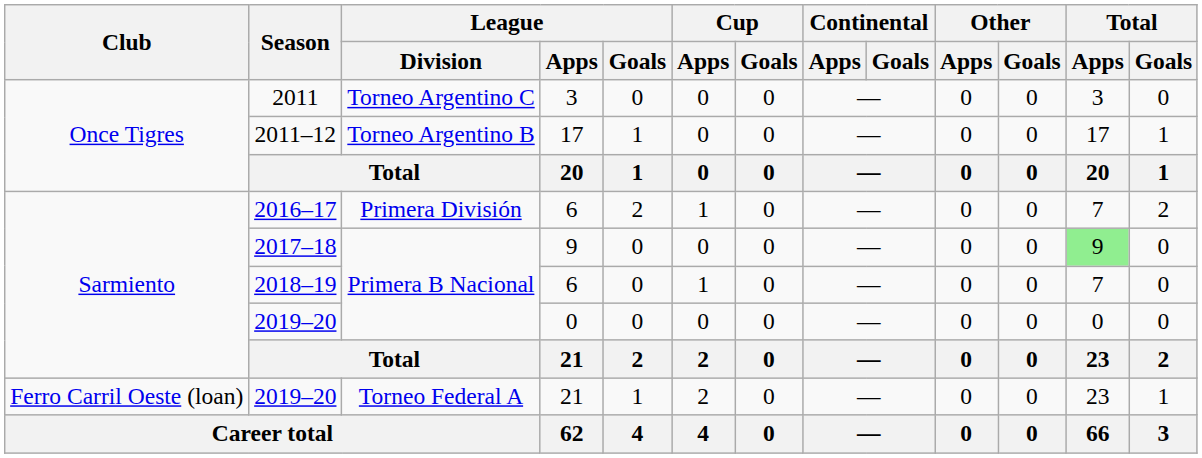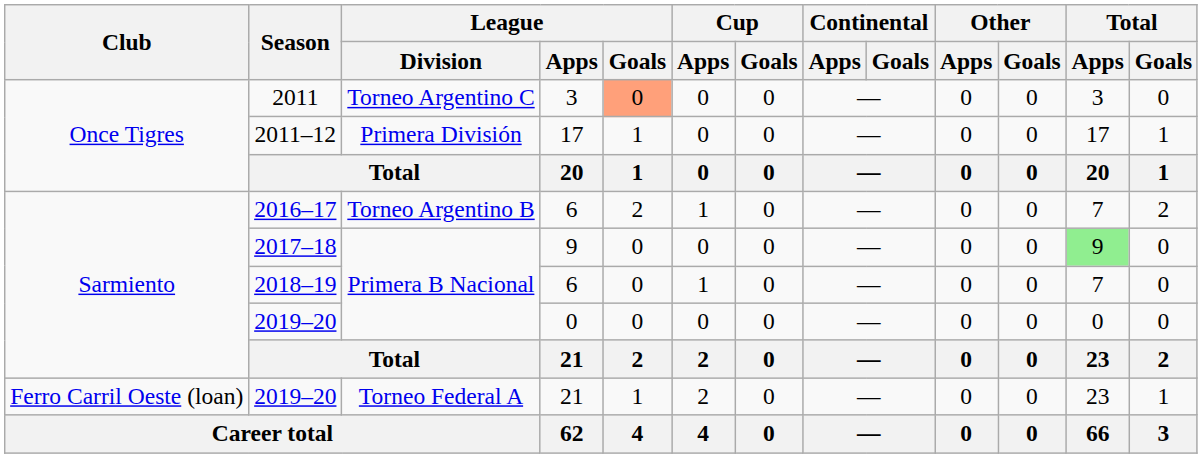(637, 97) no background -> (637, 97) lightsalmon background
(441, 135) Torneo Argentino B -> (441, 135) Primera División
(441, 209) Primera División -> (441, 209) Torneo Argentino B
